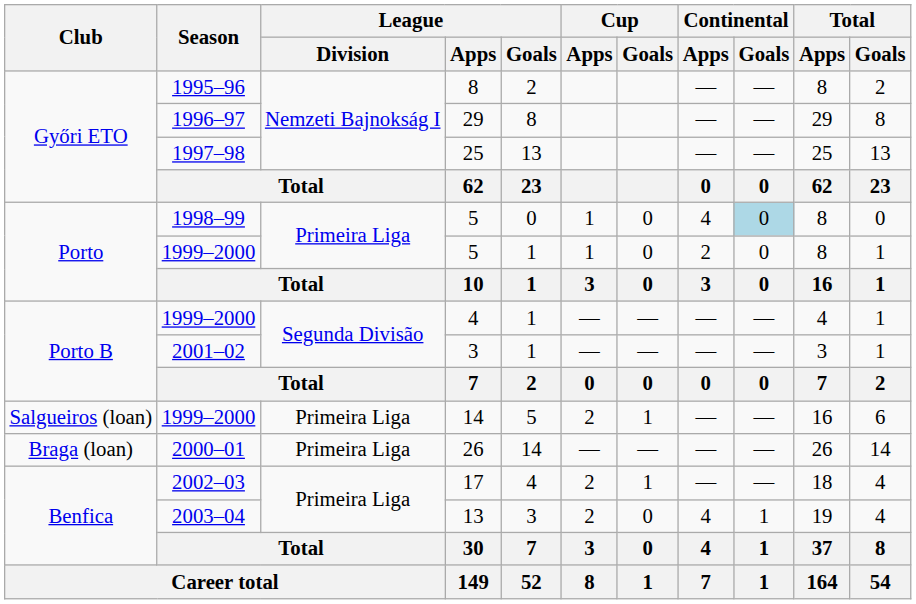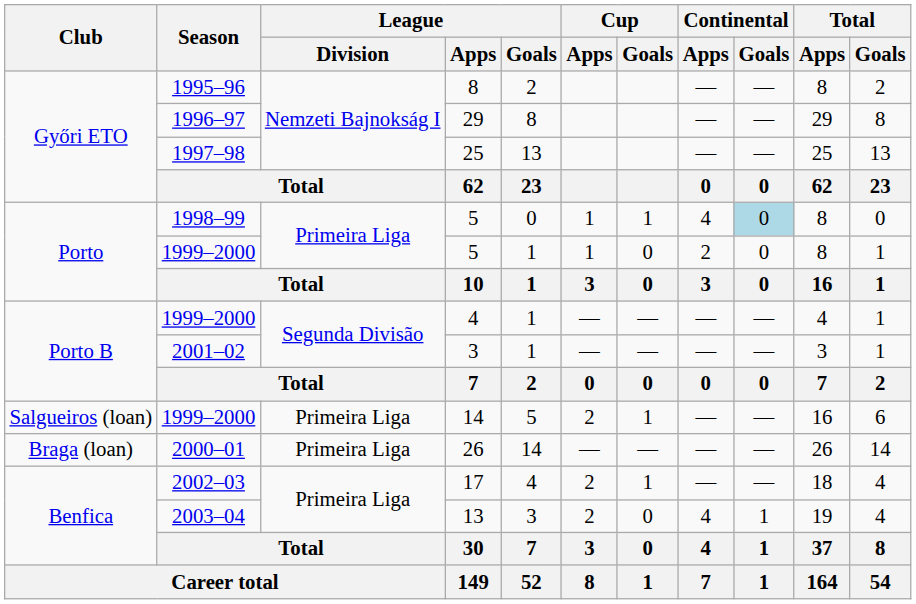(648, 218) 0 -> (648, 218) 1
